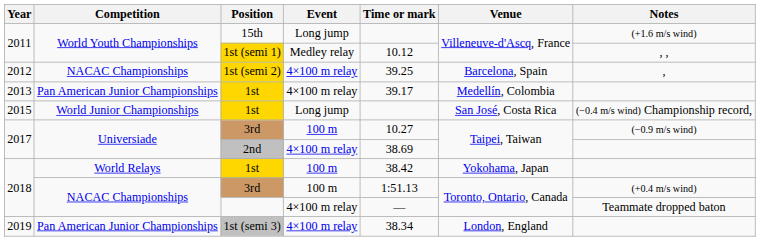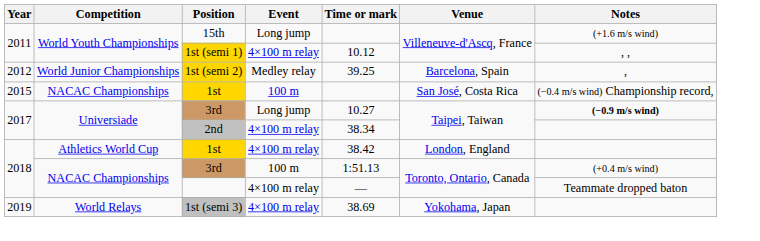(322, 52) Medley relay -> (283, 52) 4×100 m relay
(127, 71) NACAC Championships -> (108, 71) World Junior Championships
(322, 71) 4×100 m relay -> (283, 71) Medley relay
- row: (19, 91)
(127, 110) World Junior Championships -> (108, 91) NACAC Championships
(322, 110) Long jump -> (283, 91) 100 m
(322, 129) 100 m -> (283, 110) Long jump
(664, 130) normal -> (626, 110) bold
(399, 149) 38.69 -> (361, 129) 38.34
(127, 168) World Relays -> (108, 149) Athletics World Cup
(322, 168) 100 m -> (283, 149) 4×100 m relay
(506, 168) Yokohama, Japan -> (467, 149) London, England
(127, 226) Pan American Junior Championships -> (108, 206) World Relays
(399, 226) 38.34 -> (361, 206) 38.69
(506, 226) London, England -> (467, 206) Yokohama, Japan
